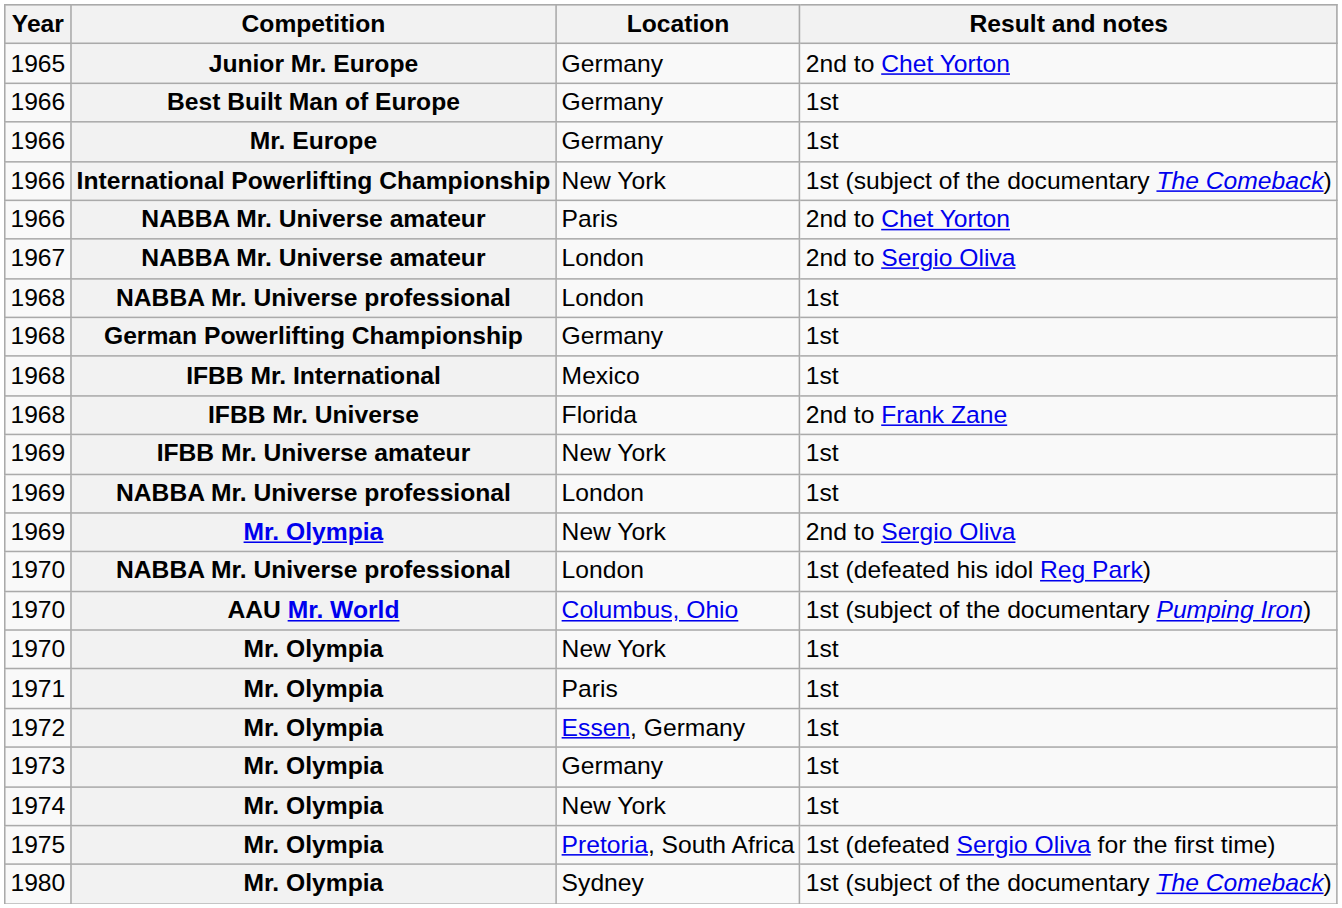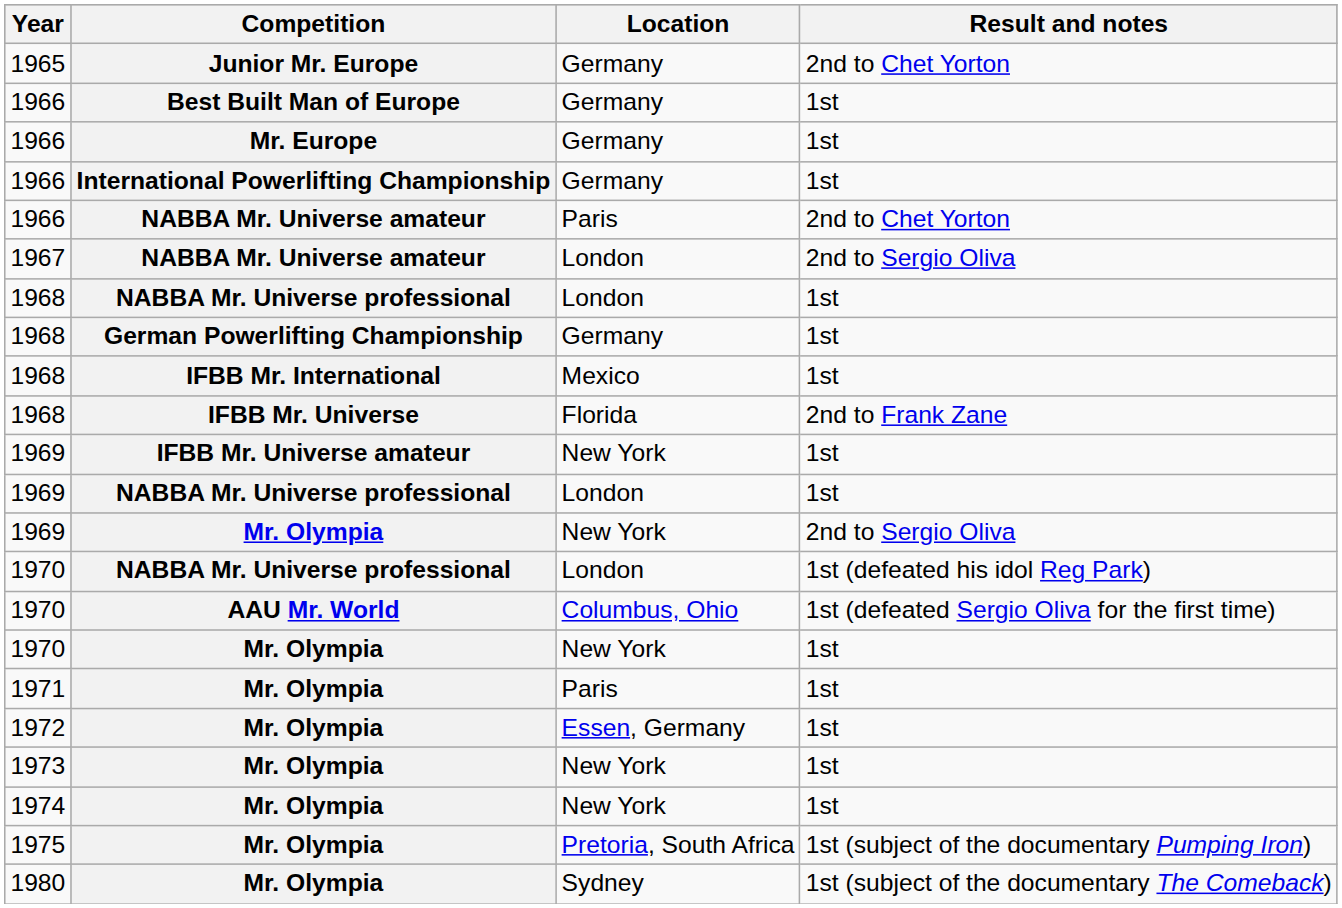(614, 180) New York -> (612, 180) Germany
(1069, 180) 1st (subject of the documentary The Comeback) -> (822, 180) 1st
(1059, 610) 1st (subject of the documentary Pumping Iron) -> (1041, 610) 1st (defeated Sergio Oliva for the first time)
(612, 766) Germany -> (614, 766) New York
(1041, 844) 1st (defeated Sergio Oliva for the first time) -> (1059, 844) 1st (subject of the documentary Pumping Iron)
